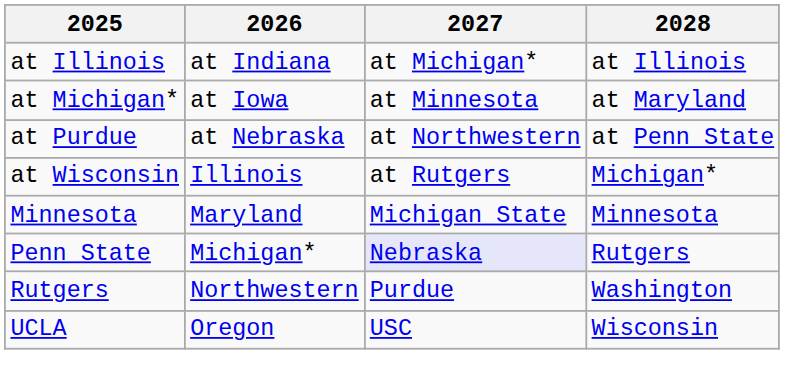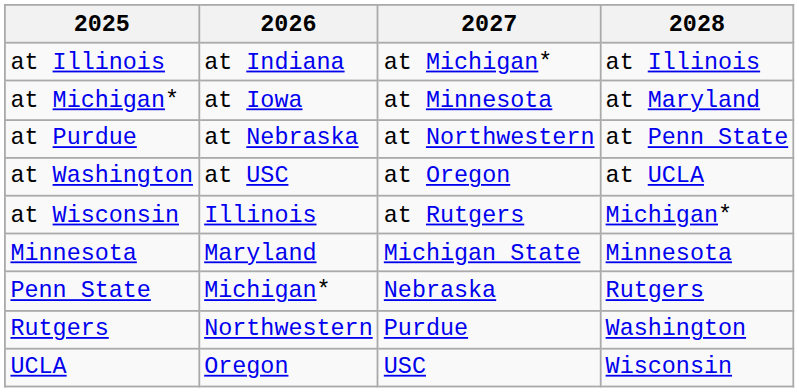+ row: (102, 177)
(426, 253) lavender background -> (440, 291) no background
